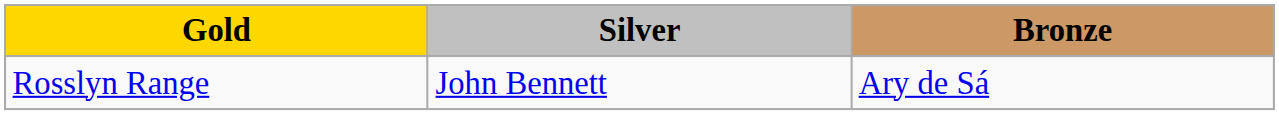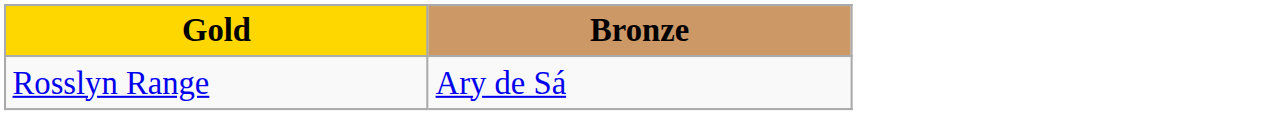- column: (640, 30)
